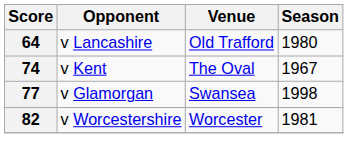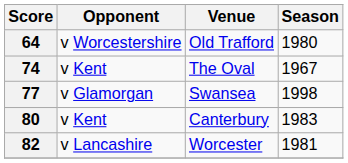(106, 42) v Lancashire -> (121, 42) v Worcestershire
+ row: (31, 119)
(121, 119) v Worcestershire -> (106, 145) v Lancashire
